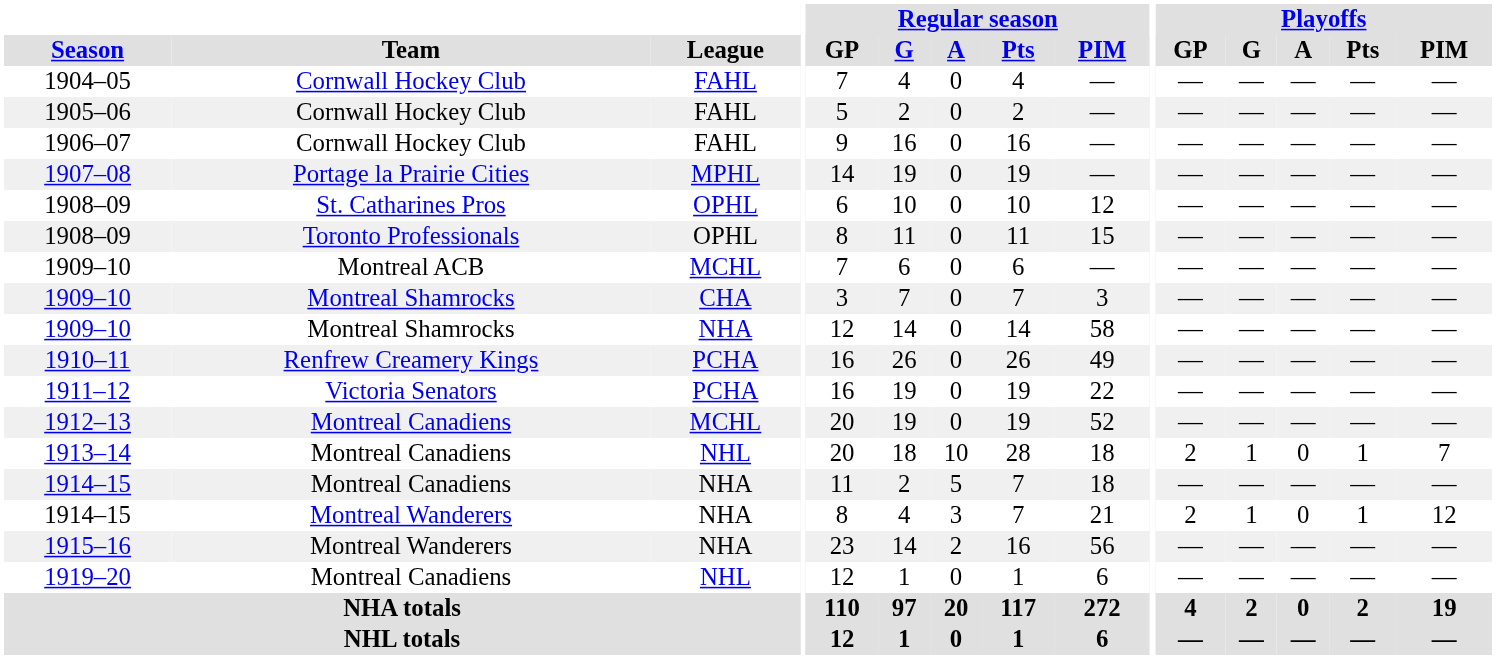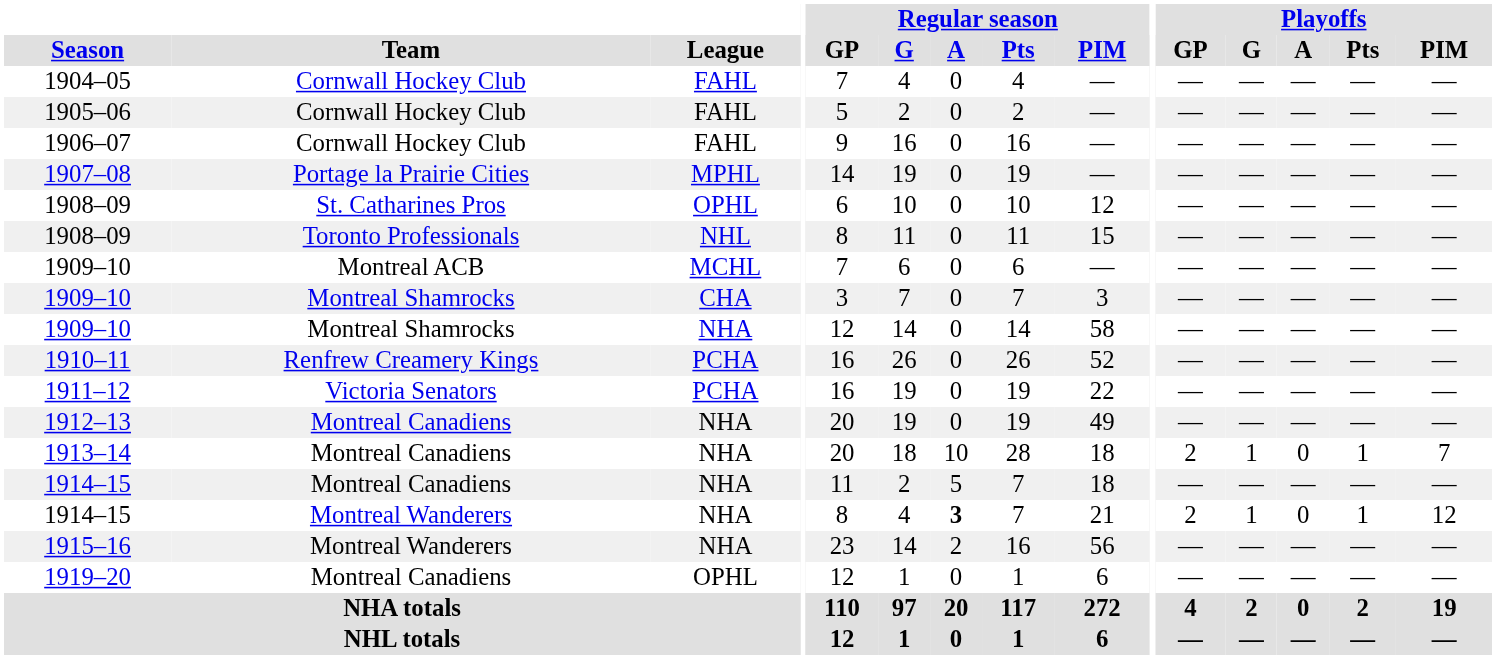(725, 236) OPHL -> (725, 236) NHL
(1102, 360) 49 -> (1102, 360) 52
(725, 422) MCHL -> (725, 422) NHA
(1102, 422) 52 -> (1102, 422) 49
(725, 453) NHL -> (725, 453) NHA
(956, 515) normal -> (956, 515) bold
(725, 577) NHL -> (725, 577) OPHL
